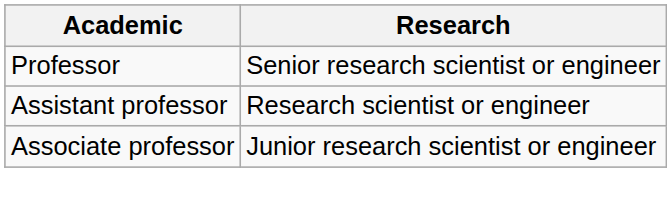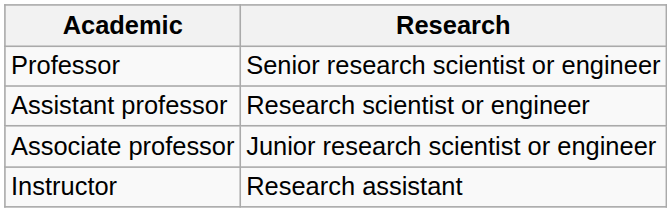+ row: (64, 186)
